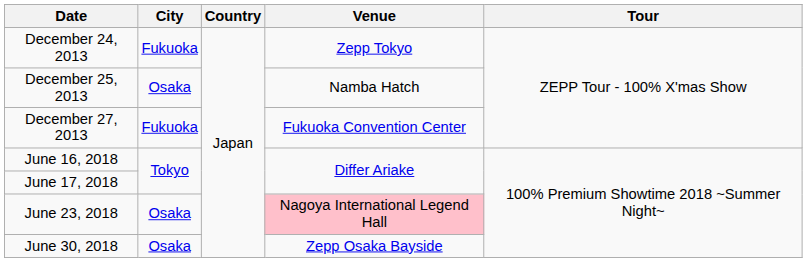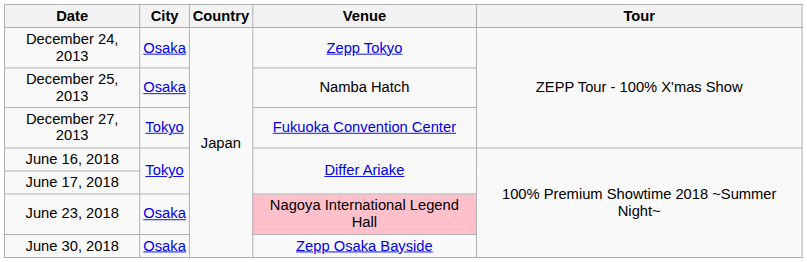(170, 47) Fukuoka -> (165, 47) Osaka
(170, 127) Fukuoka -> (165, 127) Tokyo
